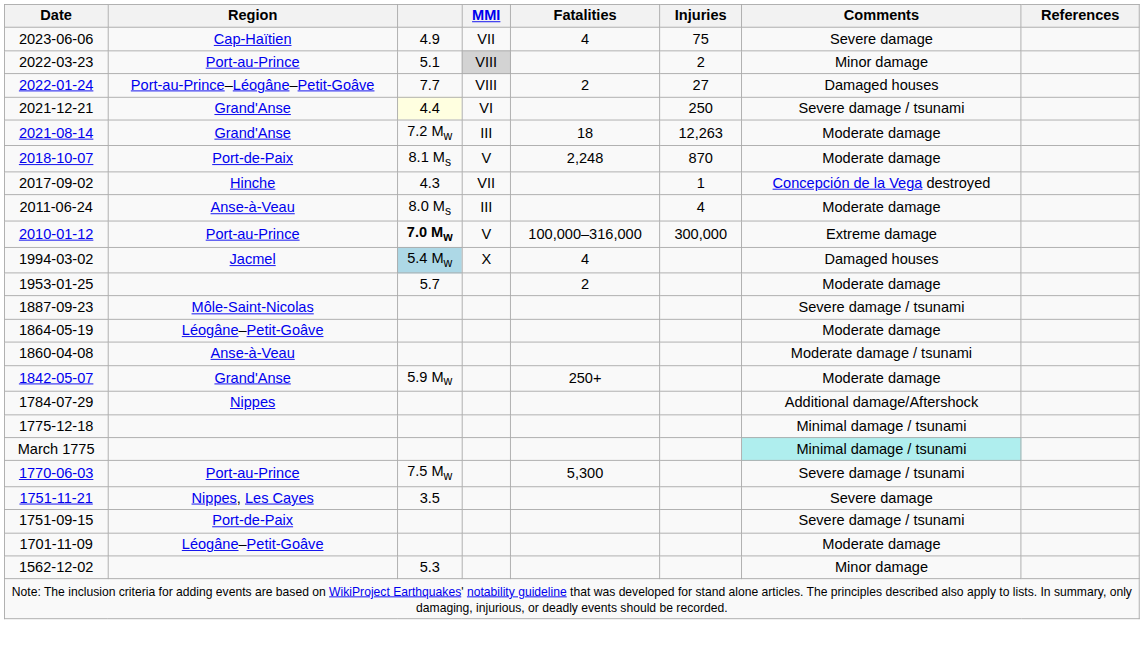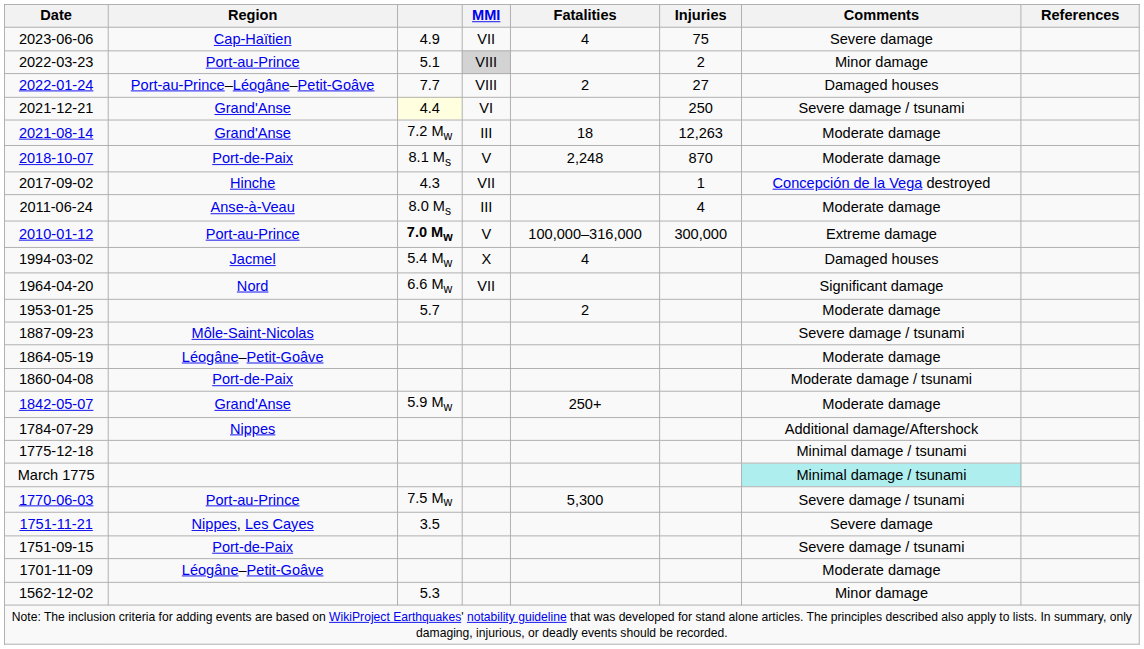(430, 260) lightblue background -> (430, 260) no background
+ row: (56, 286)
(253, 353) Anse-à-Veau -> (253, 379) Port-de-Paix
